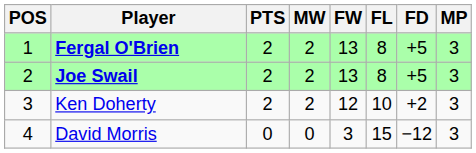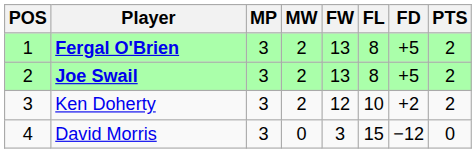columns swapped: (454, 18) <-> (268, 18)
